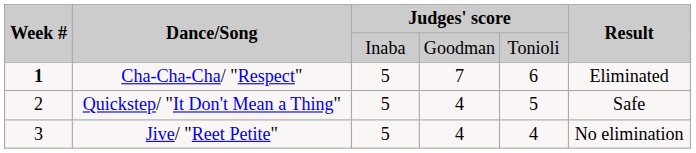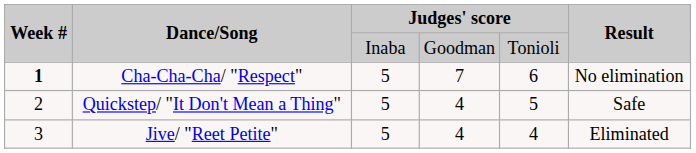(629, 76) Eliminated -> (629, 76) No elimination
(629, 133) No elimination -> (629, 133) Eliminated
